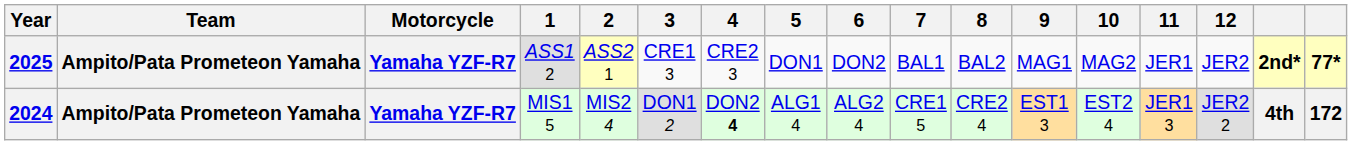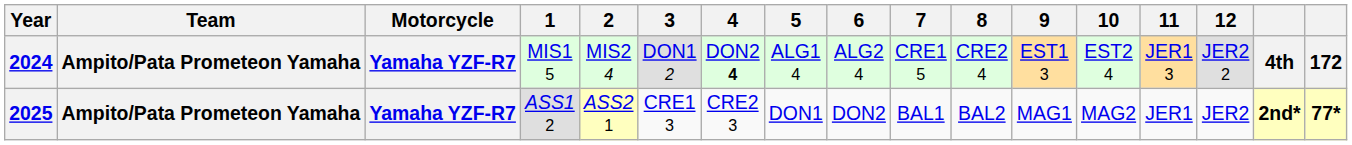rows swapped: (31, 114) <-> (31, 62)
